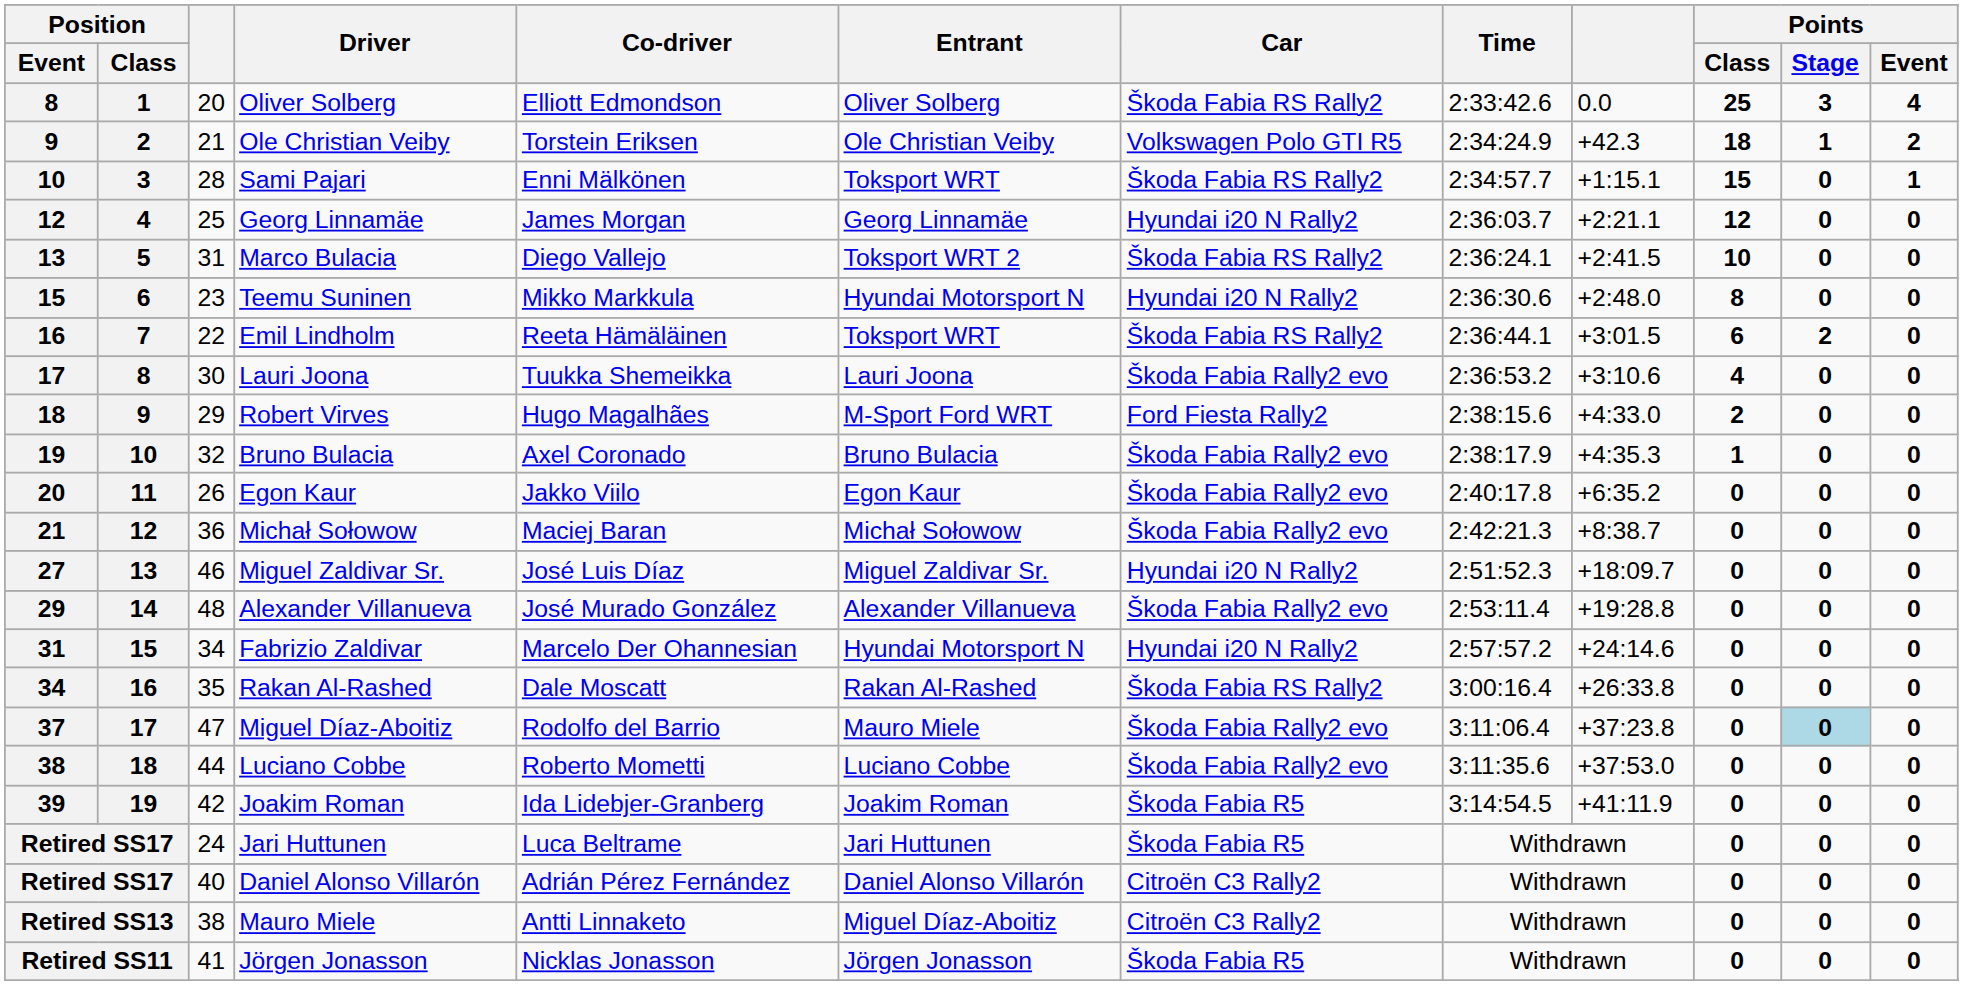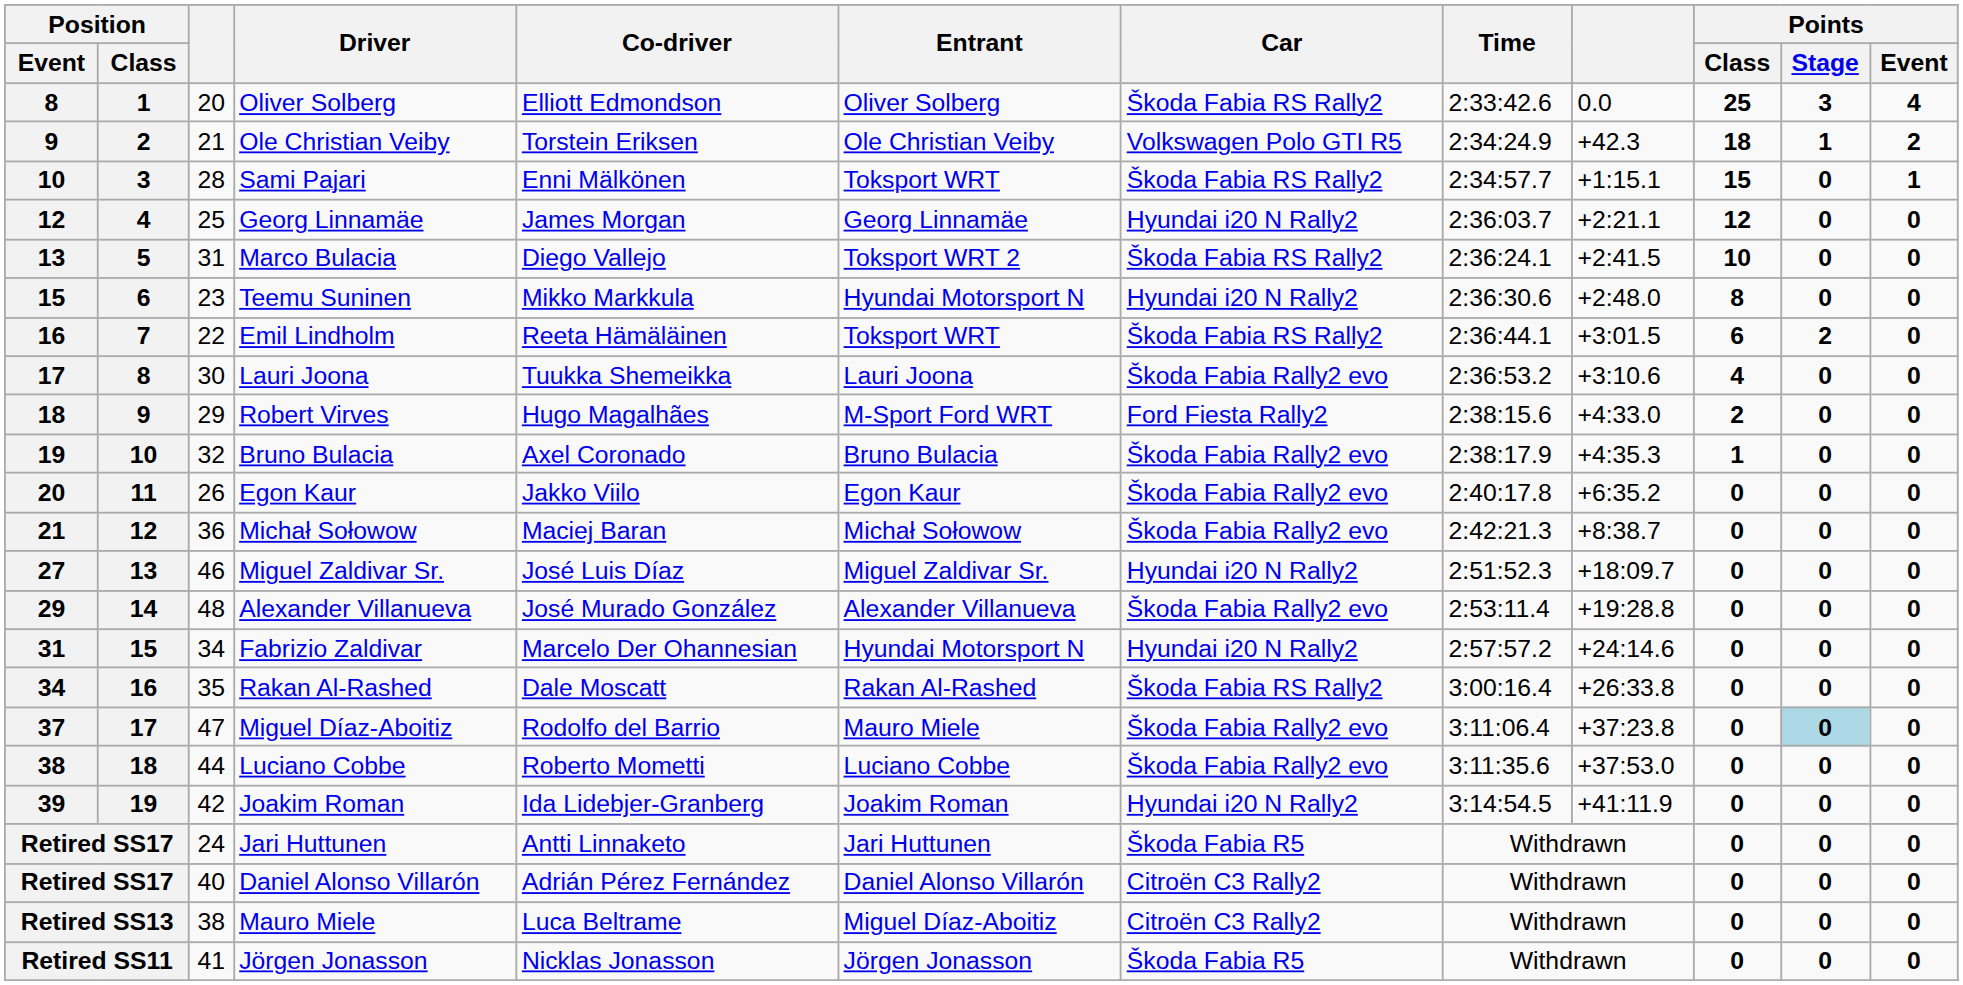(1215, 804) Škoda Fabia R5 -> (1242, 804) Hyundai i20 N Rally2
(602, 843) Luca Beltrame -> (604, 843) Antti Linnaketo
(604, 921) Antti Linnaketo -> (602, 921) Luca Beltrame
